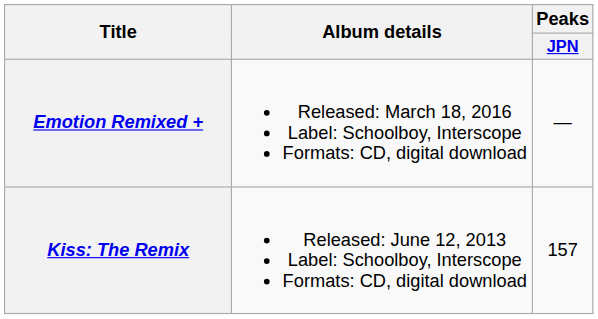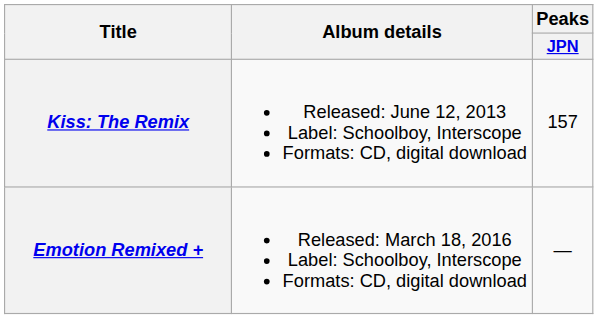rows swapped: (118, 249) <-> (118, 122)
